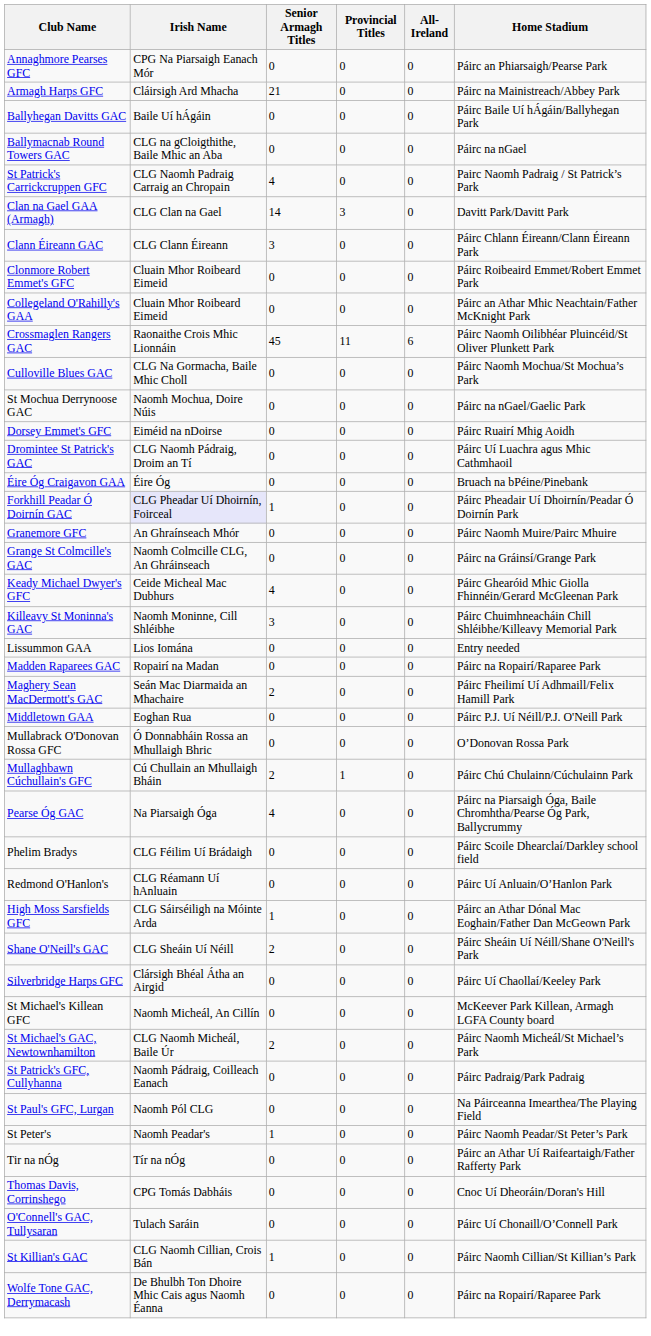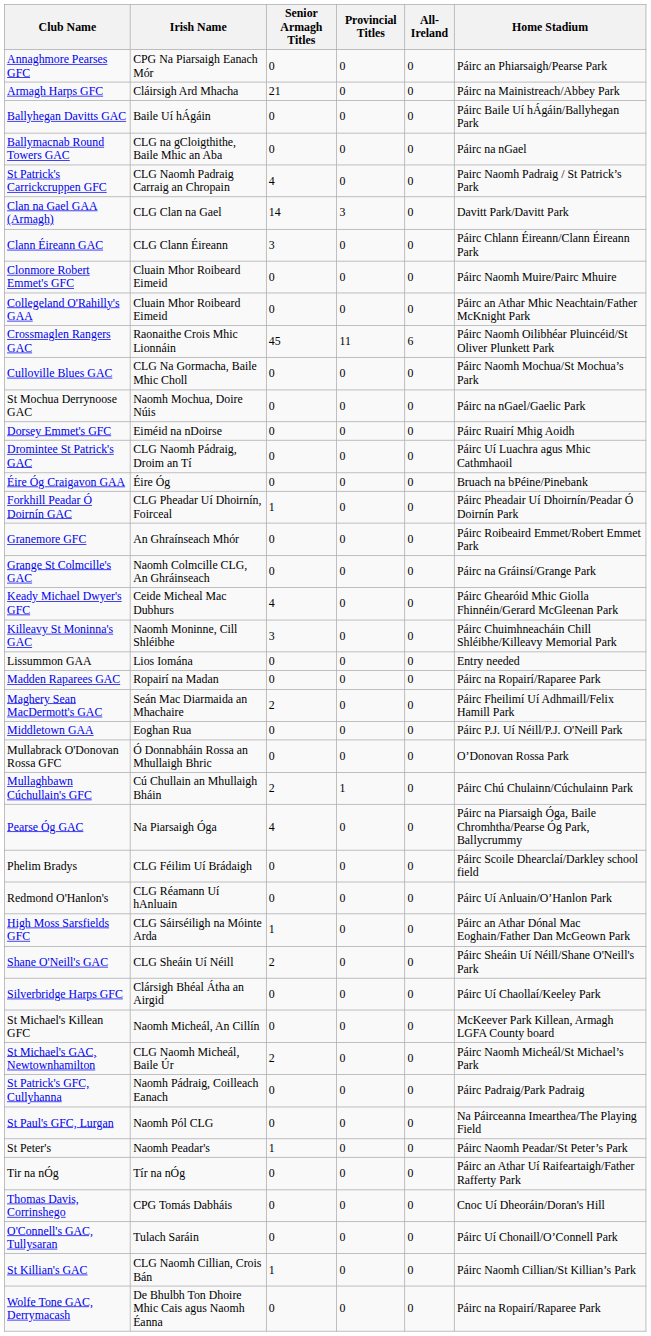(549, 277) Páirc Roibeaird Emmet/Robert Emmet Park -> (537, 277) Páirc Naomh Muire/Pairc Mhuire
(197, 507) lavender background -> (197, 507) no background
(537, 532) Páirc Naomh Muire/Pairc Mhuire -> (549, 539) Páirc Roibeaird Emmet/Robert Emmet Park
